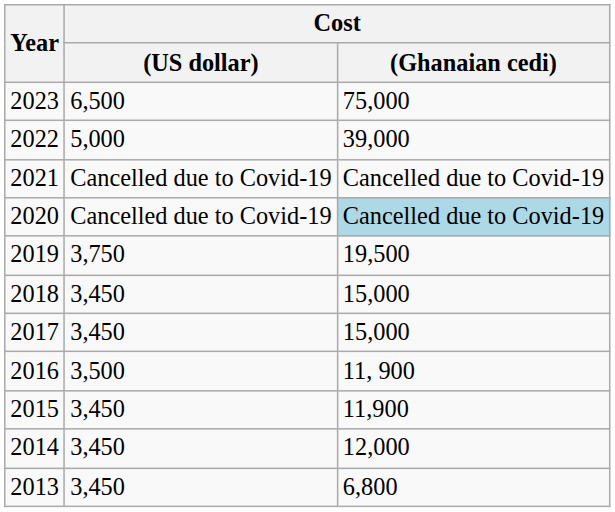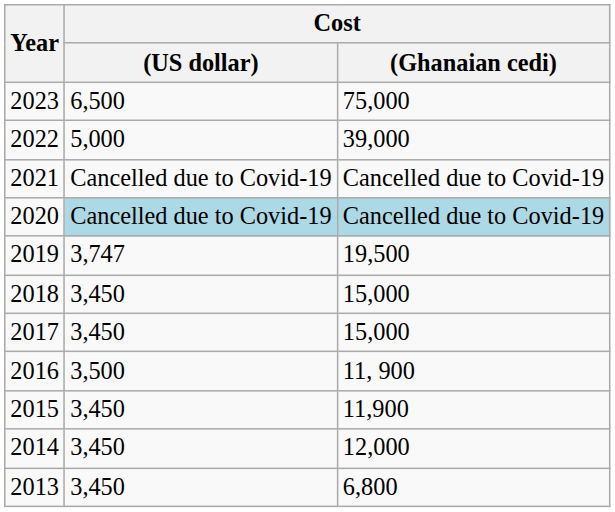(201, 216) no background -> (201, 216) lightblue background
(98, 255) 3,750 -> (98, 255) 3,747
